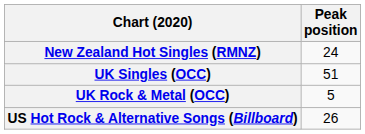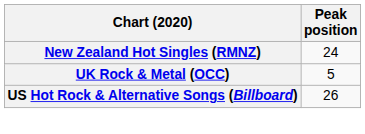- row: (153, 74)
